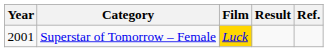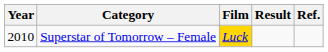(21, 36) 2001 -> (21, 36) 2010
